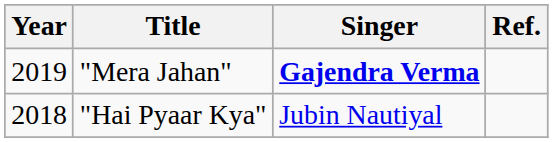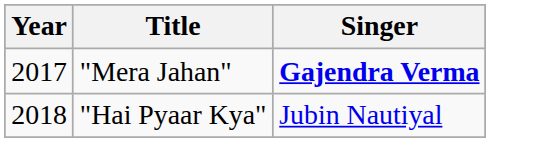- column: (517, 26)
(39, 70) 2019 -> (39, 70) 2017
